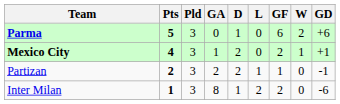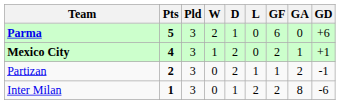columns swapped: (301, 14) <-> (216, 14)
